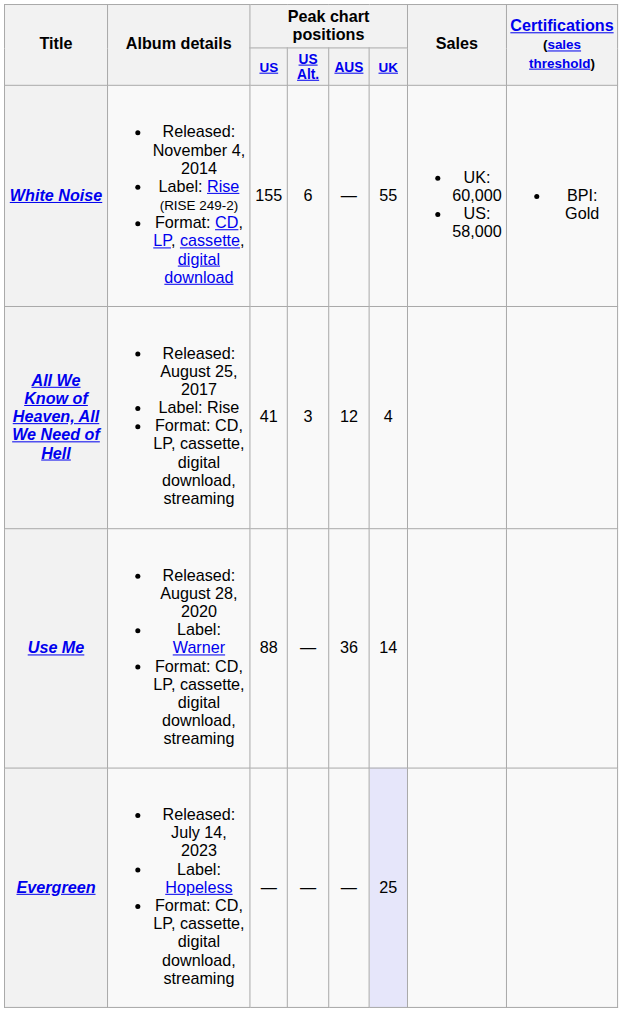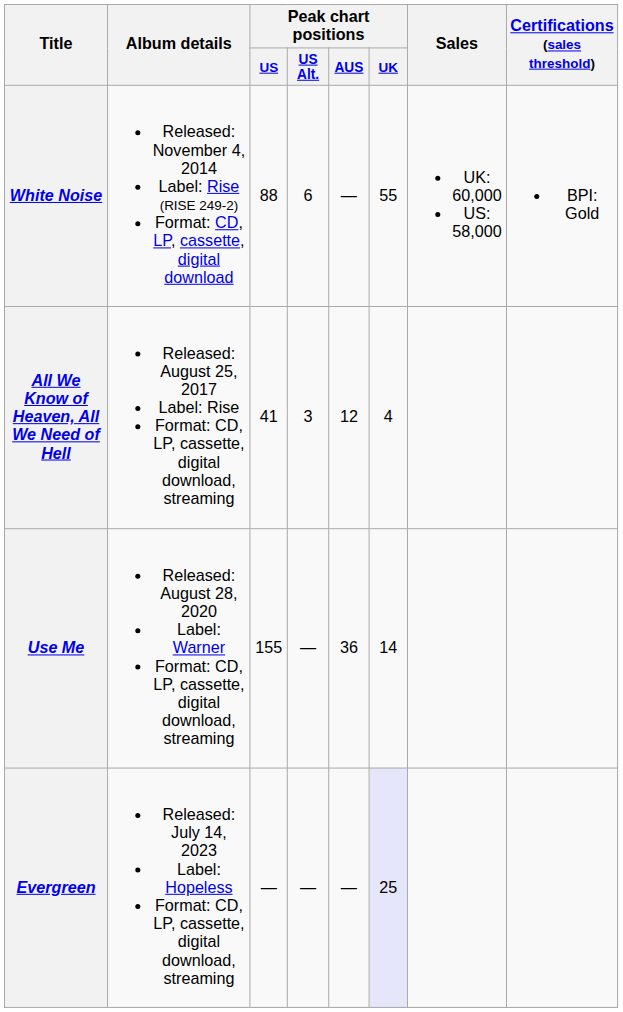(269, 195) 155 -> (269, 195) 88
(269, 648) 88 -> (269, 648) 155
